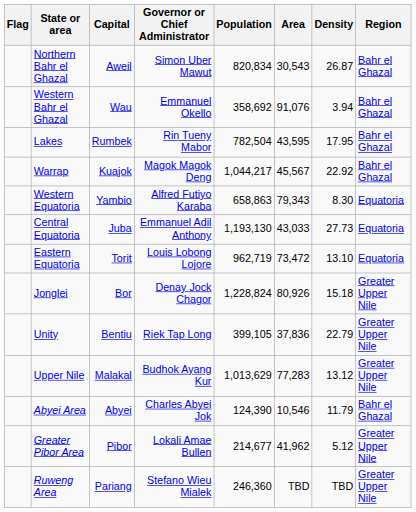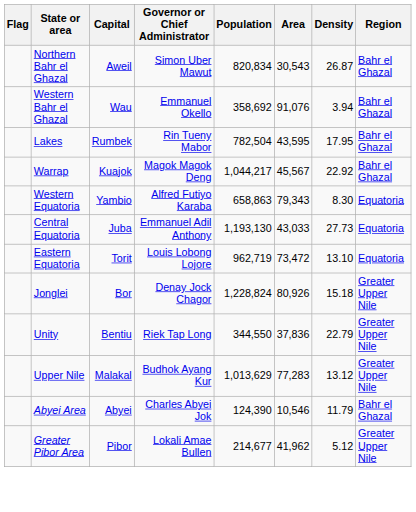(252, 334) 399,105 -> (252, 334) 344,550
- row: (53, 487)
